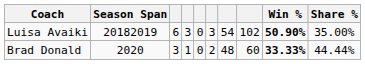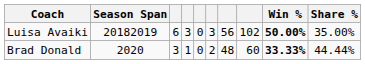(227, 32) 54 -> (227, 32) 56
(285, 32) 50.90% -> (285, 32) 50.00%
